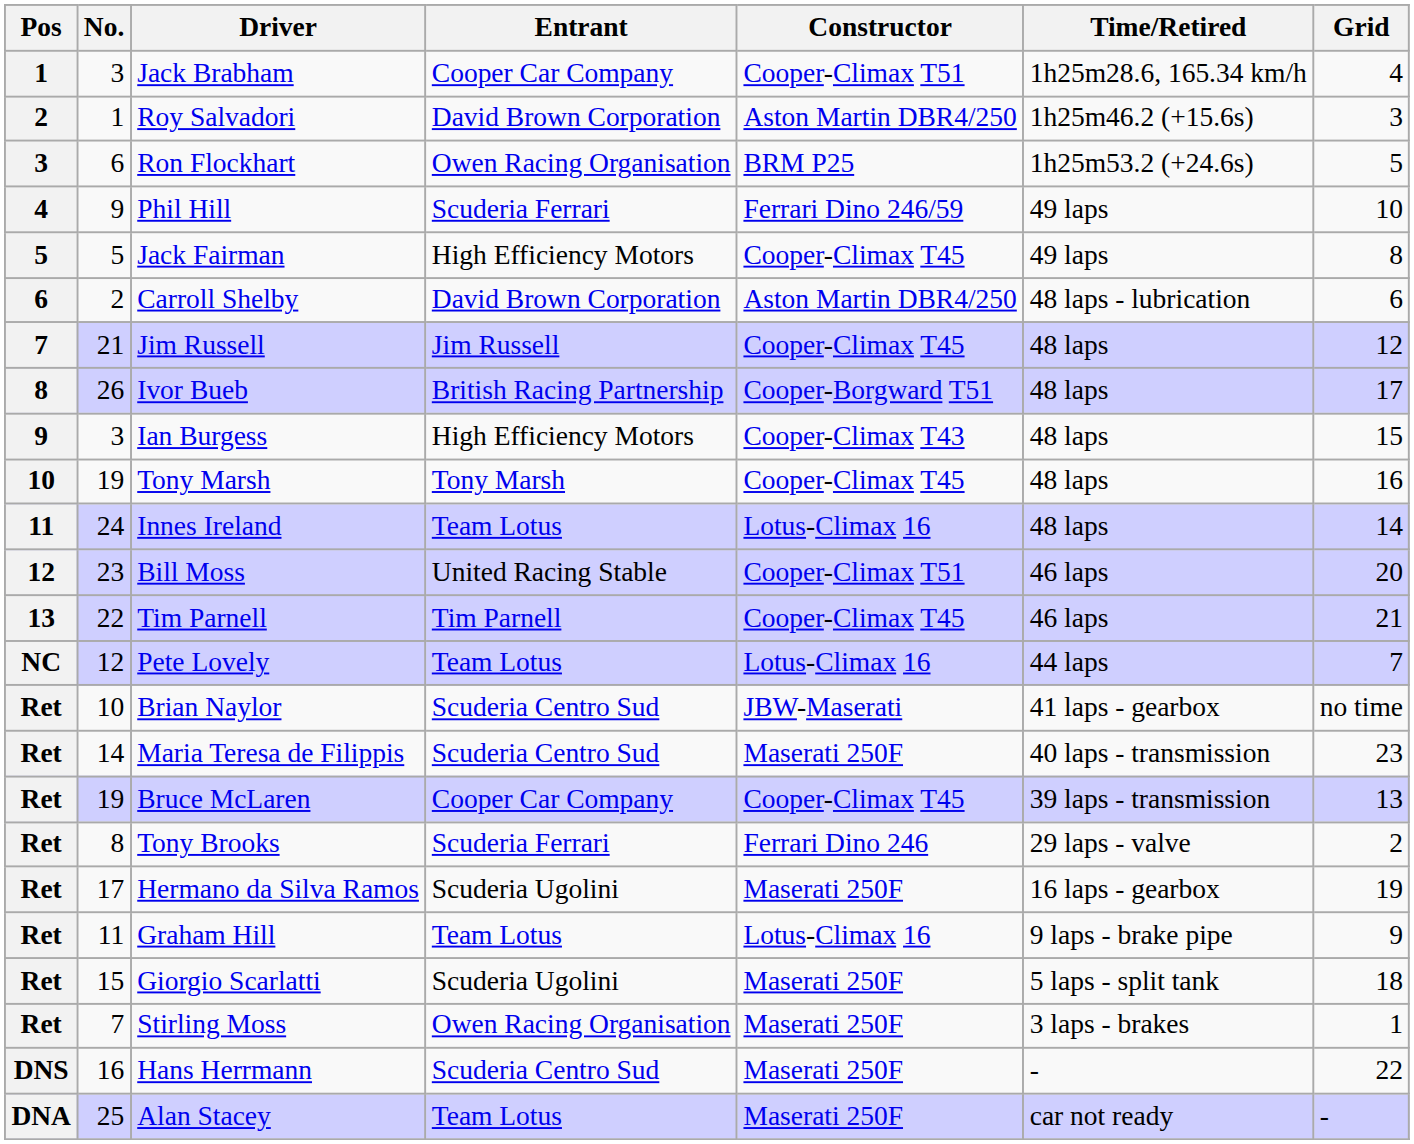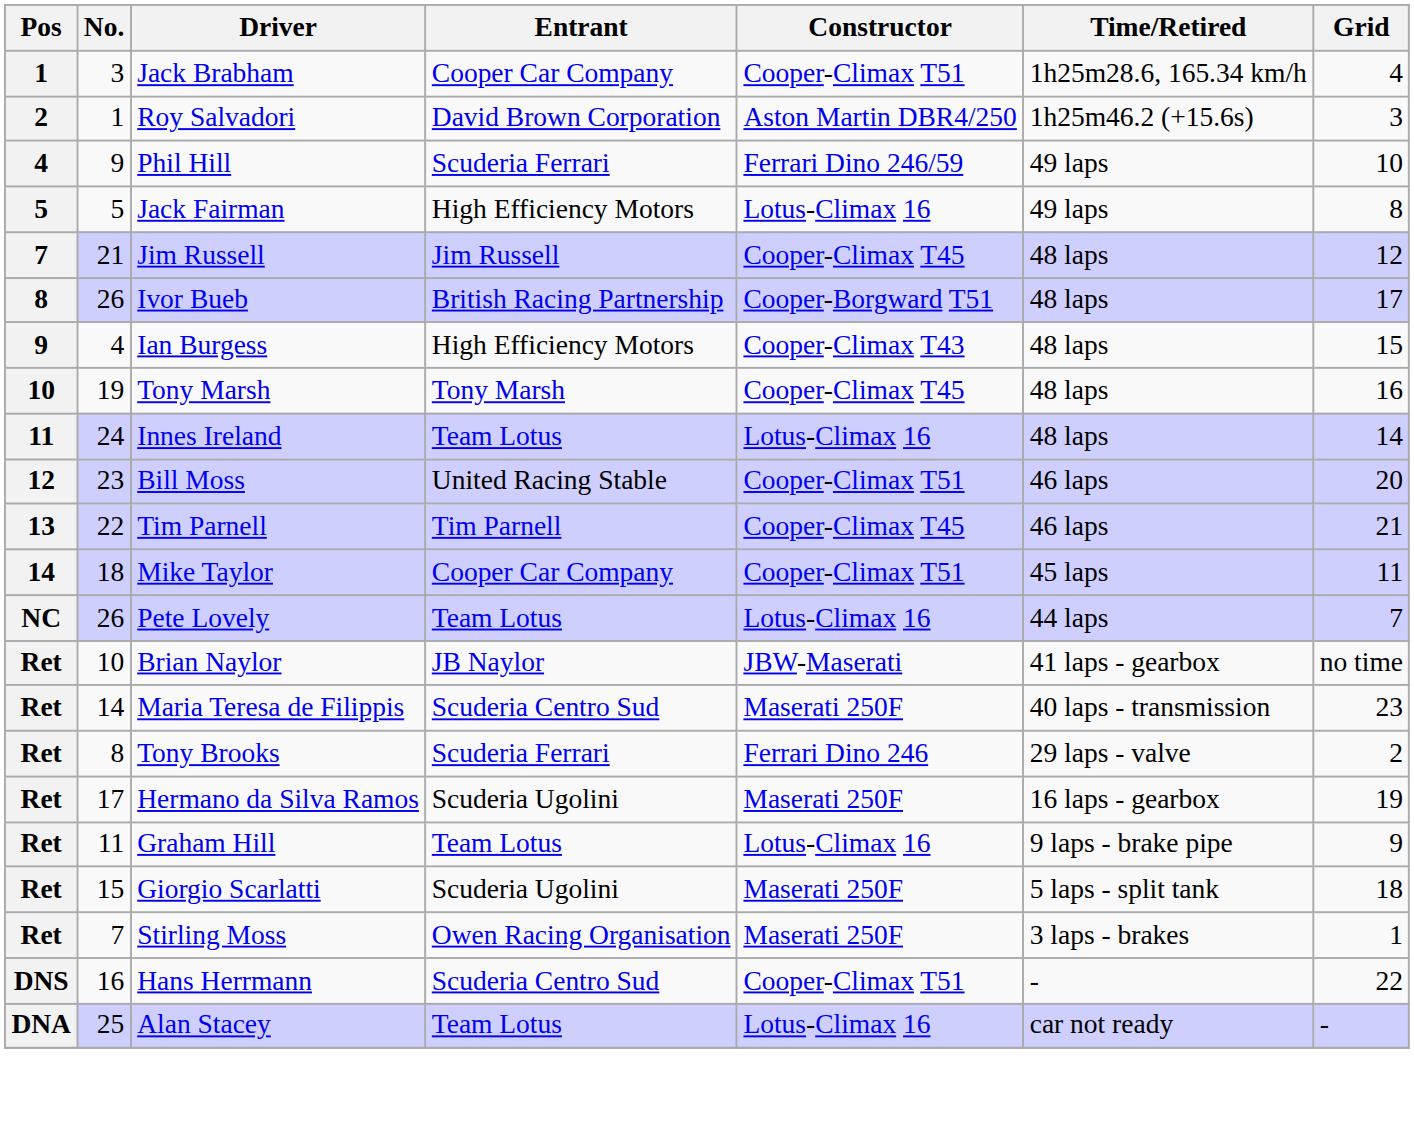- row: (216, 163)
(854, 254) Cooper-Climax T45 -> (837, 209) Lotus-Climax 16
- row: (218, 299)
(117, 435) 3 -> (117, 345) 4
+ row: (205, 571)
(111, 662) 12 -> (111, 617) 26
(546, 708) Scuderia Centro Sud -> (488, 662) JB Naylor
- row: (224, 798)
(823, 1070) Maserati 250F -> (854, 980) Cooper-Climax T51
(823, 1116) Maserati 250F -> (837, 1025) Lotus-Climax 16
